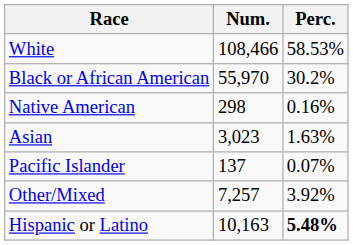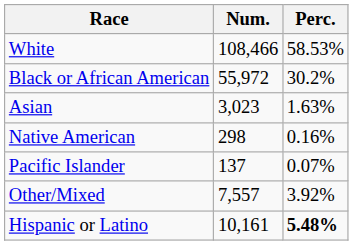(243, 78) 55,970 -> (243, 78) 55,972
rows swapped: (72, 107) <-> (31, 136)
(239, 195) 7,257 -> (239, 195) 7,557
(243, 225) 10,163 -> (243, 225) 10,161
